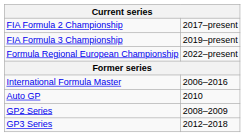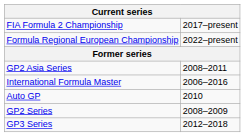- row: (65, 39)
+ row: (39, 68)
